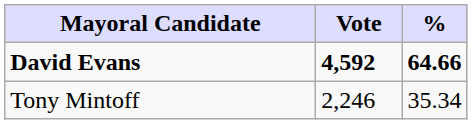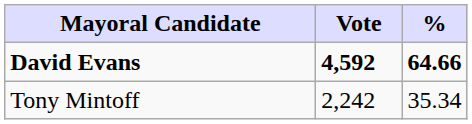(348, 99) 2,246 -> (348, 99) 2,242
